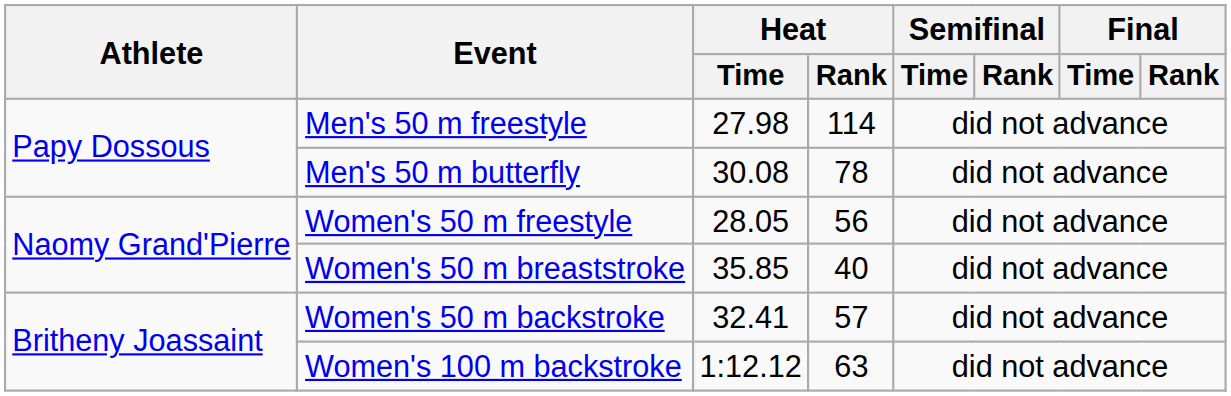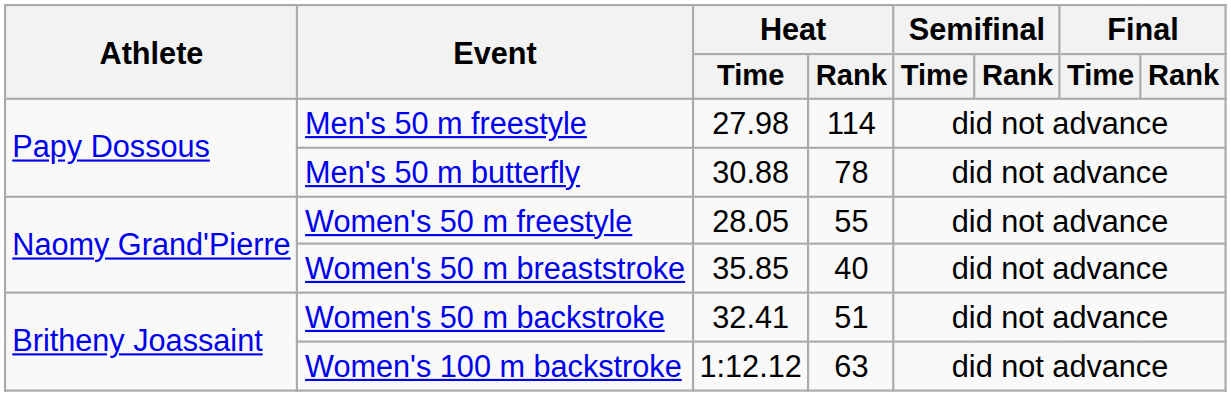(751, 172) 30.08 -> (751, 172) 30.88
(851, 221) 56 -> (851, 221) 55
(851, 318) 57 -> (851, 318) 51
